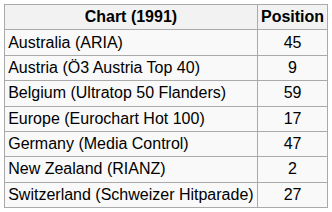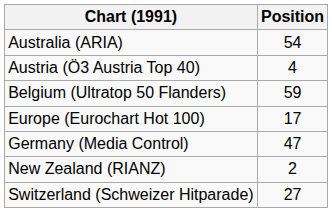(293, 42) 45 -> (293, 42) 54
(293, 67) 9 -> (293, 67) 4
